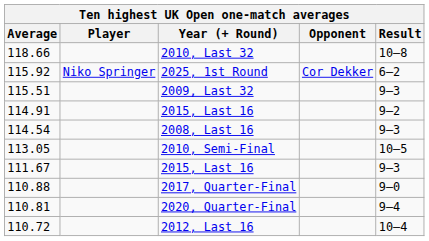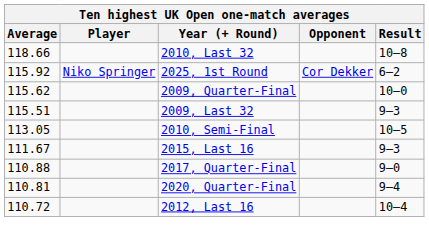+ row: (29, 91)
- row: (29, 110)
- row: (29, 130)
